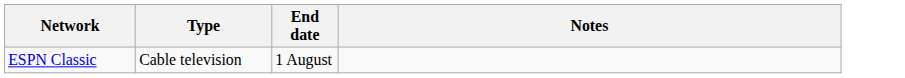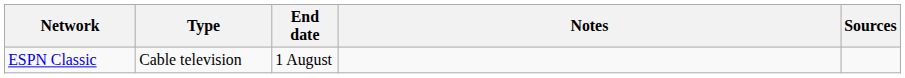+ column: (870, 25)
